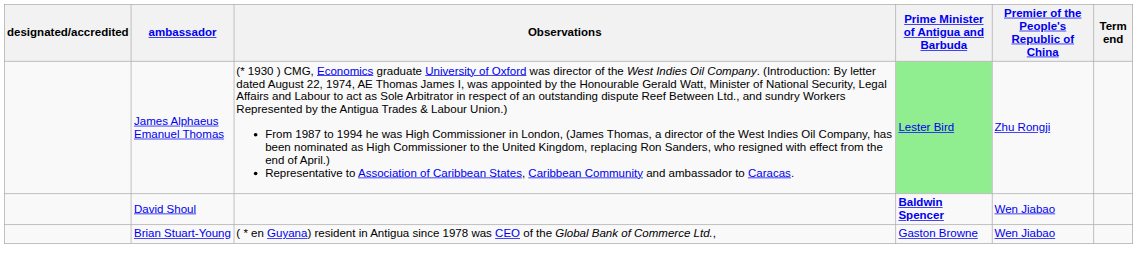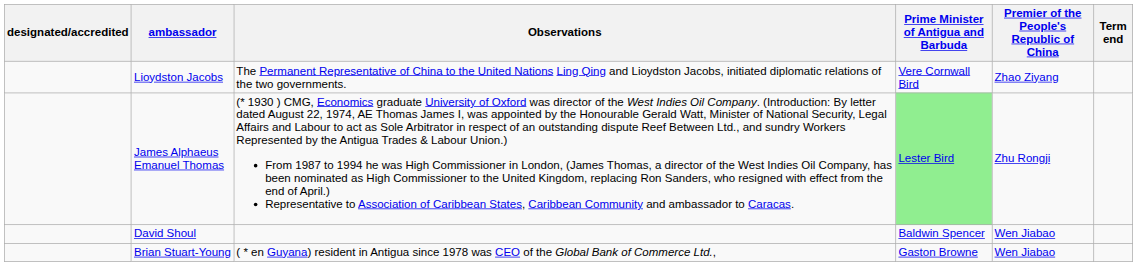+ row: (178, 77)
(921, 209) bold -> (942, 234) normal
